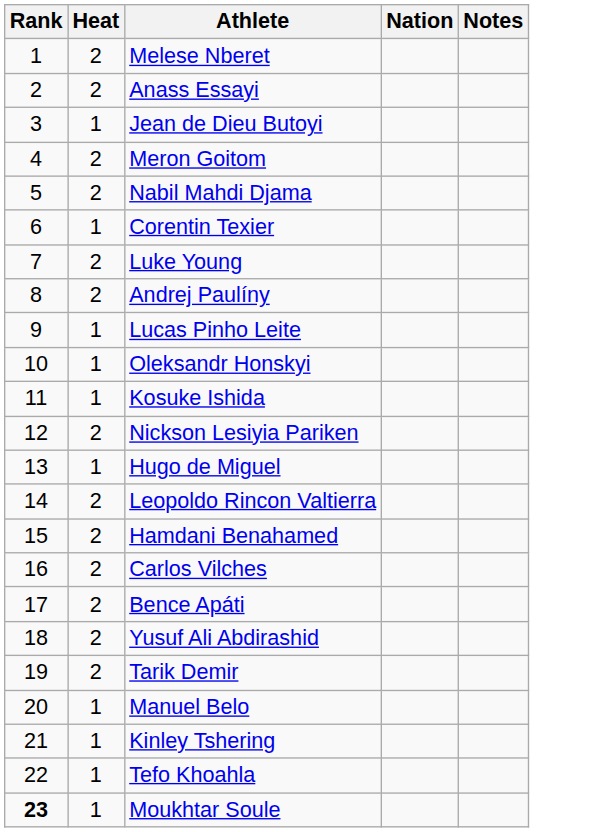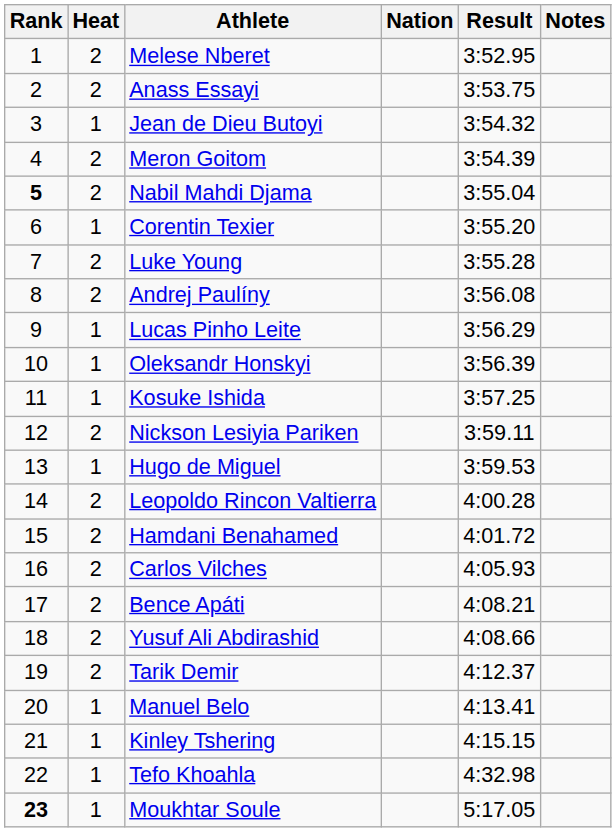+ column: (499, 21)
(36, 192) normal -> (36, 192) bold
